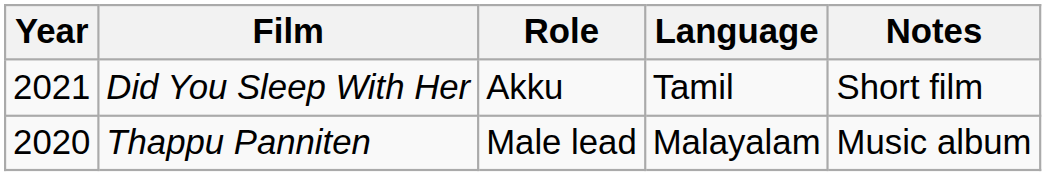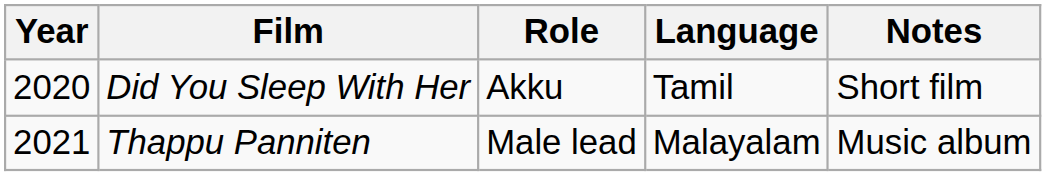(52, 87) 2021 -> (52, 87) 2020
(52, 142) 2020 -> (52, 142) 2021
